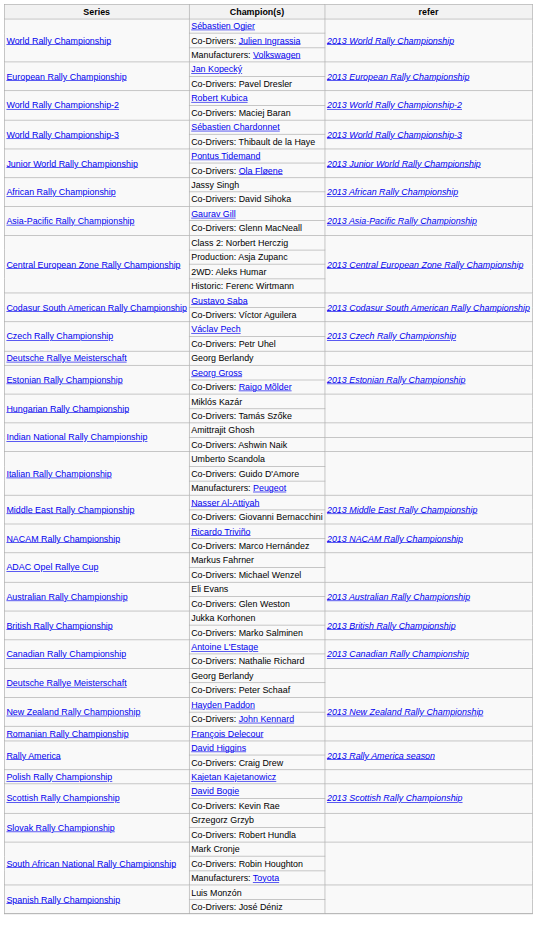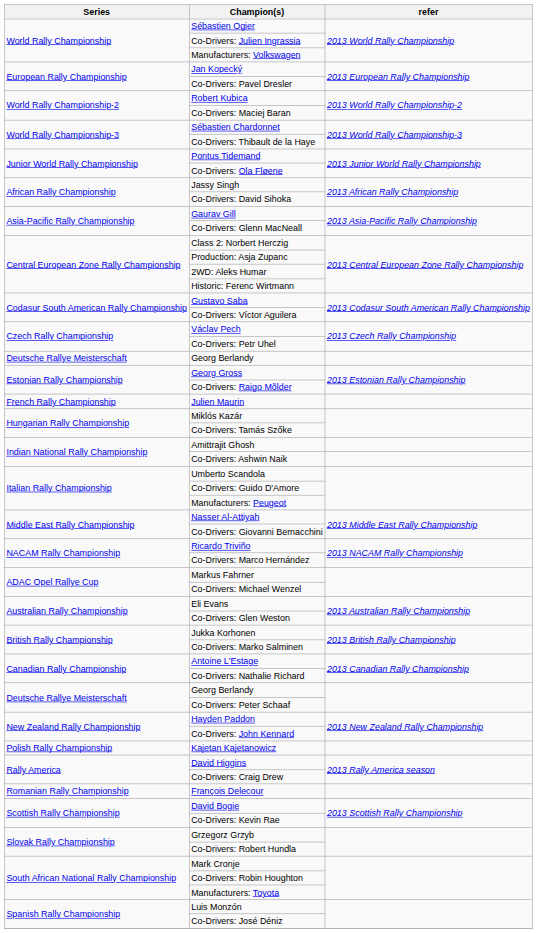+ row: (61, 401)
rows swapped: (59, 777) <-> (68, 733)
